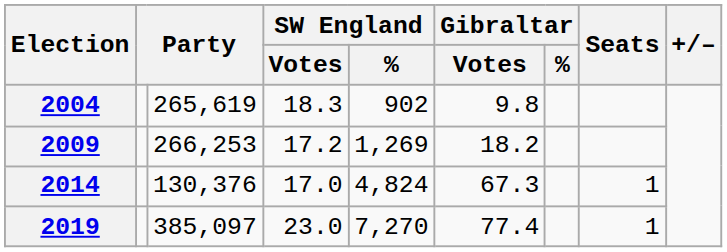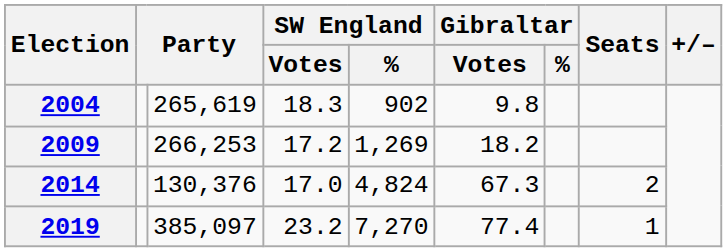(652, 186) 1 -> (652, 186) 2
(313, 226) 23.0 -> (313, 226) 23.2
